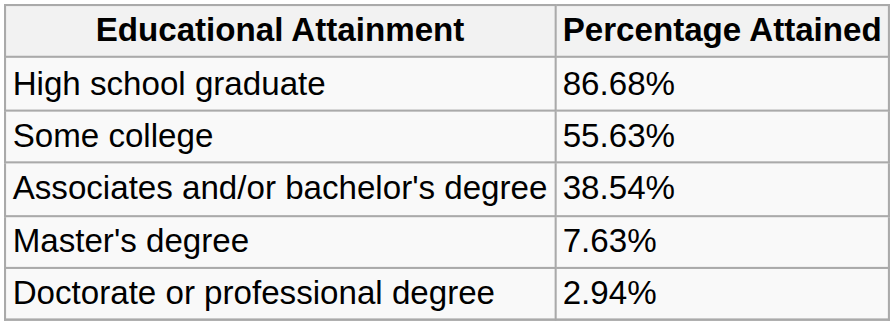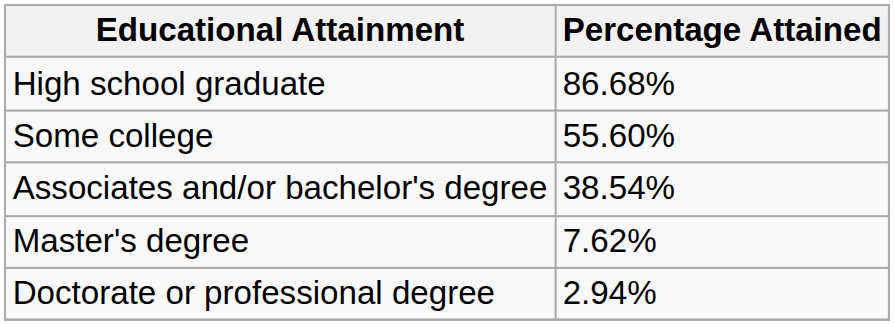(619, 135) 55.63% -> (619, 135) 55.60%
(610, 240) 7.63% -> (610, 240) 7.62%
